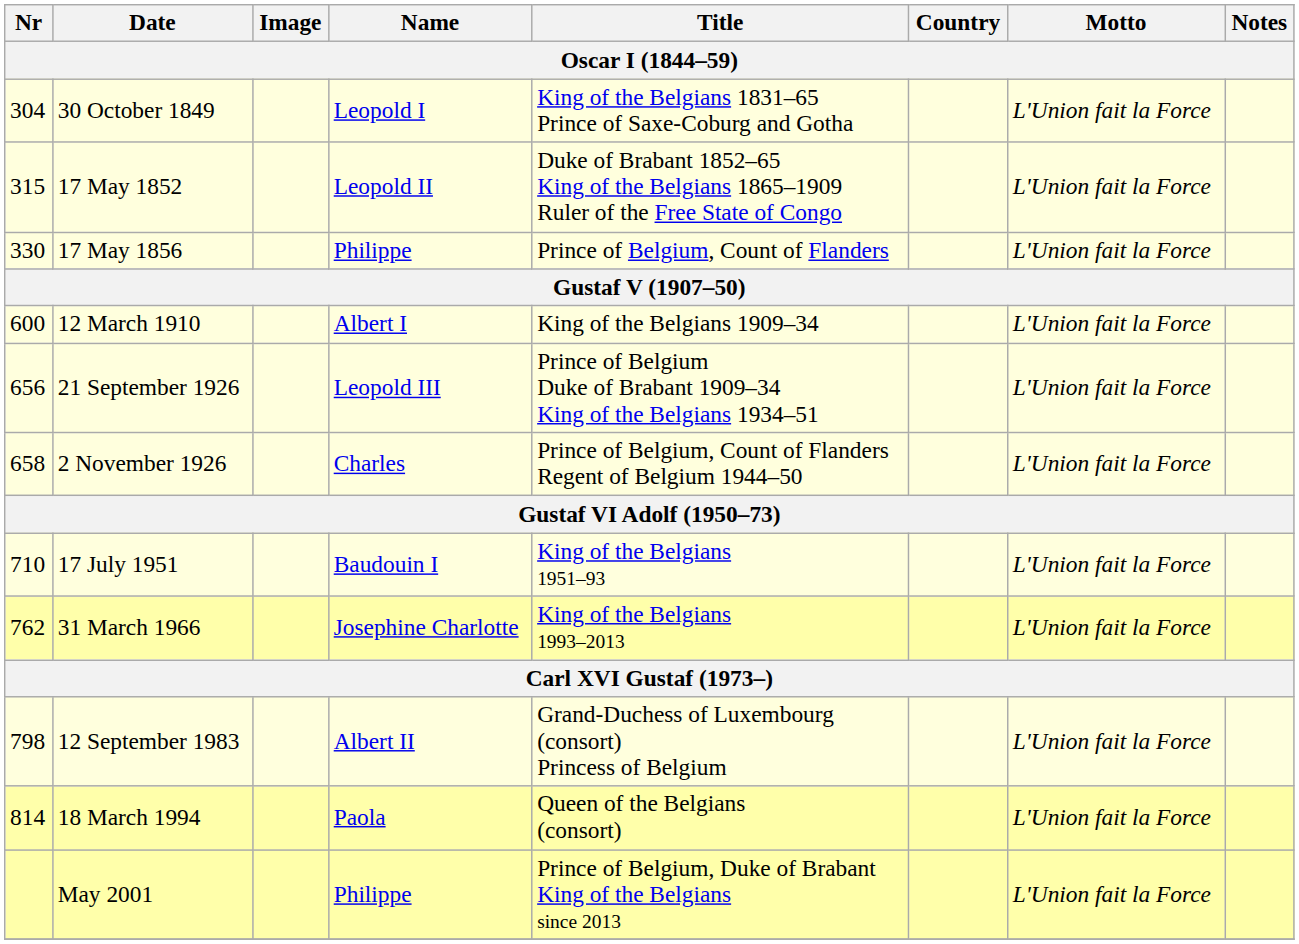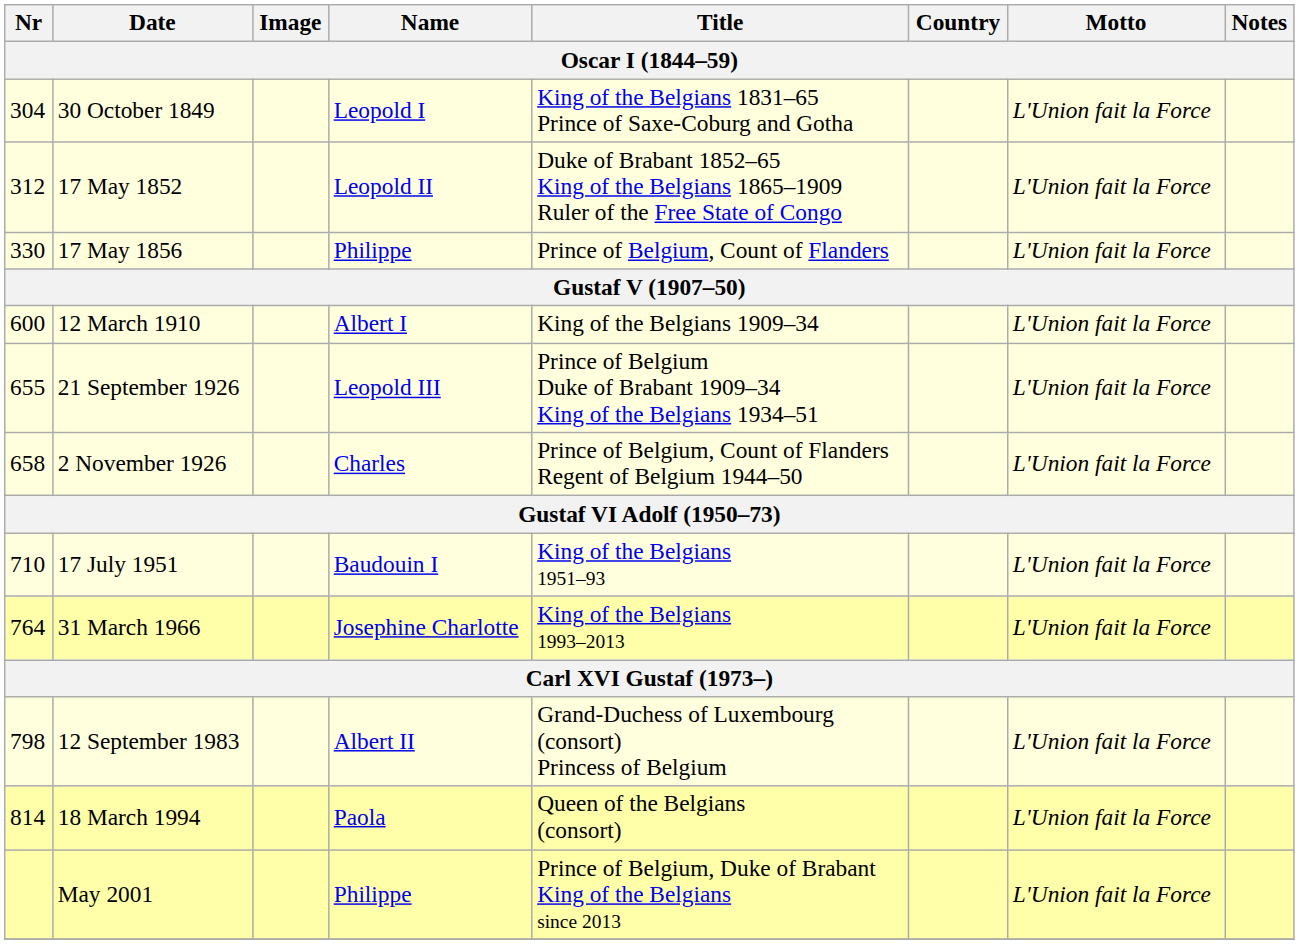(28, 186) 315 -> (28, 186) 312
(28, 387) 656 -> (28, 387) 655
(28, 627) 762 -> (28, 627) 764
